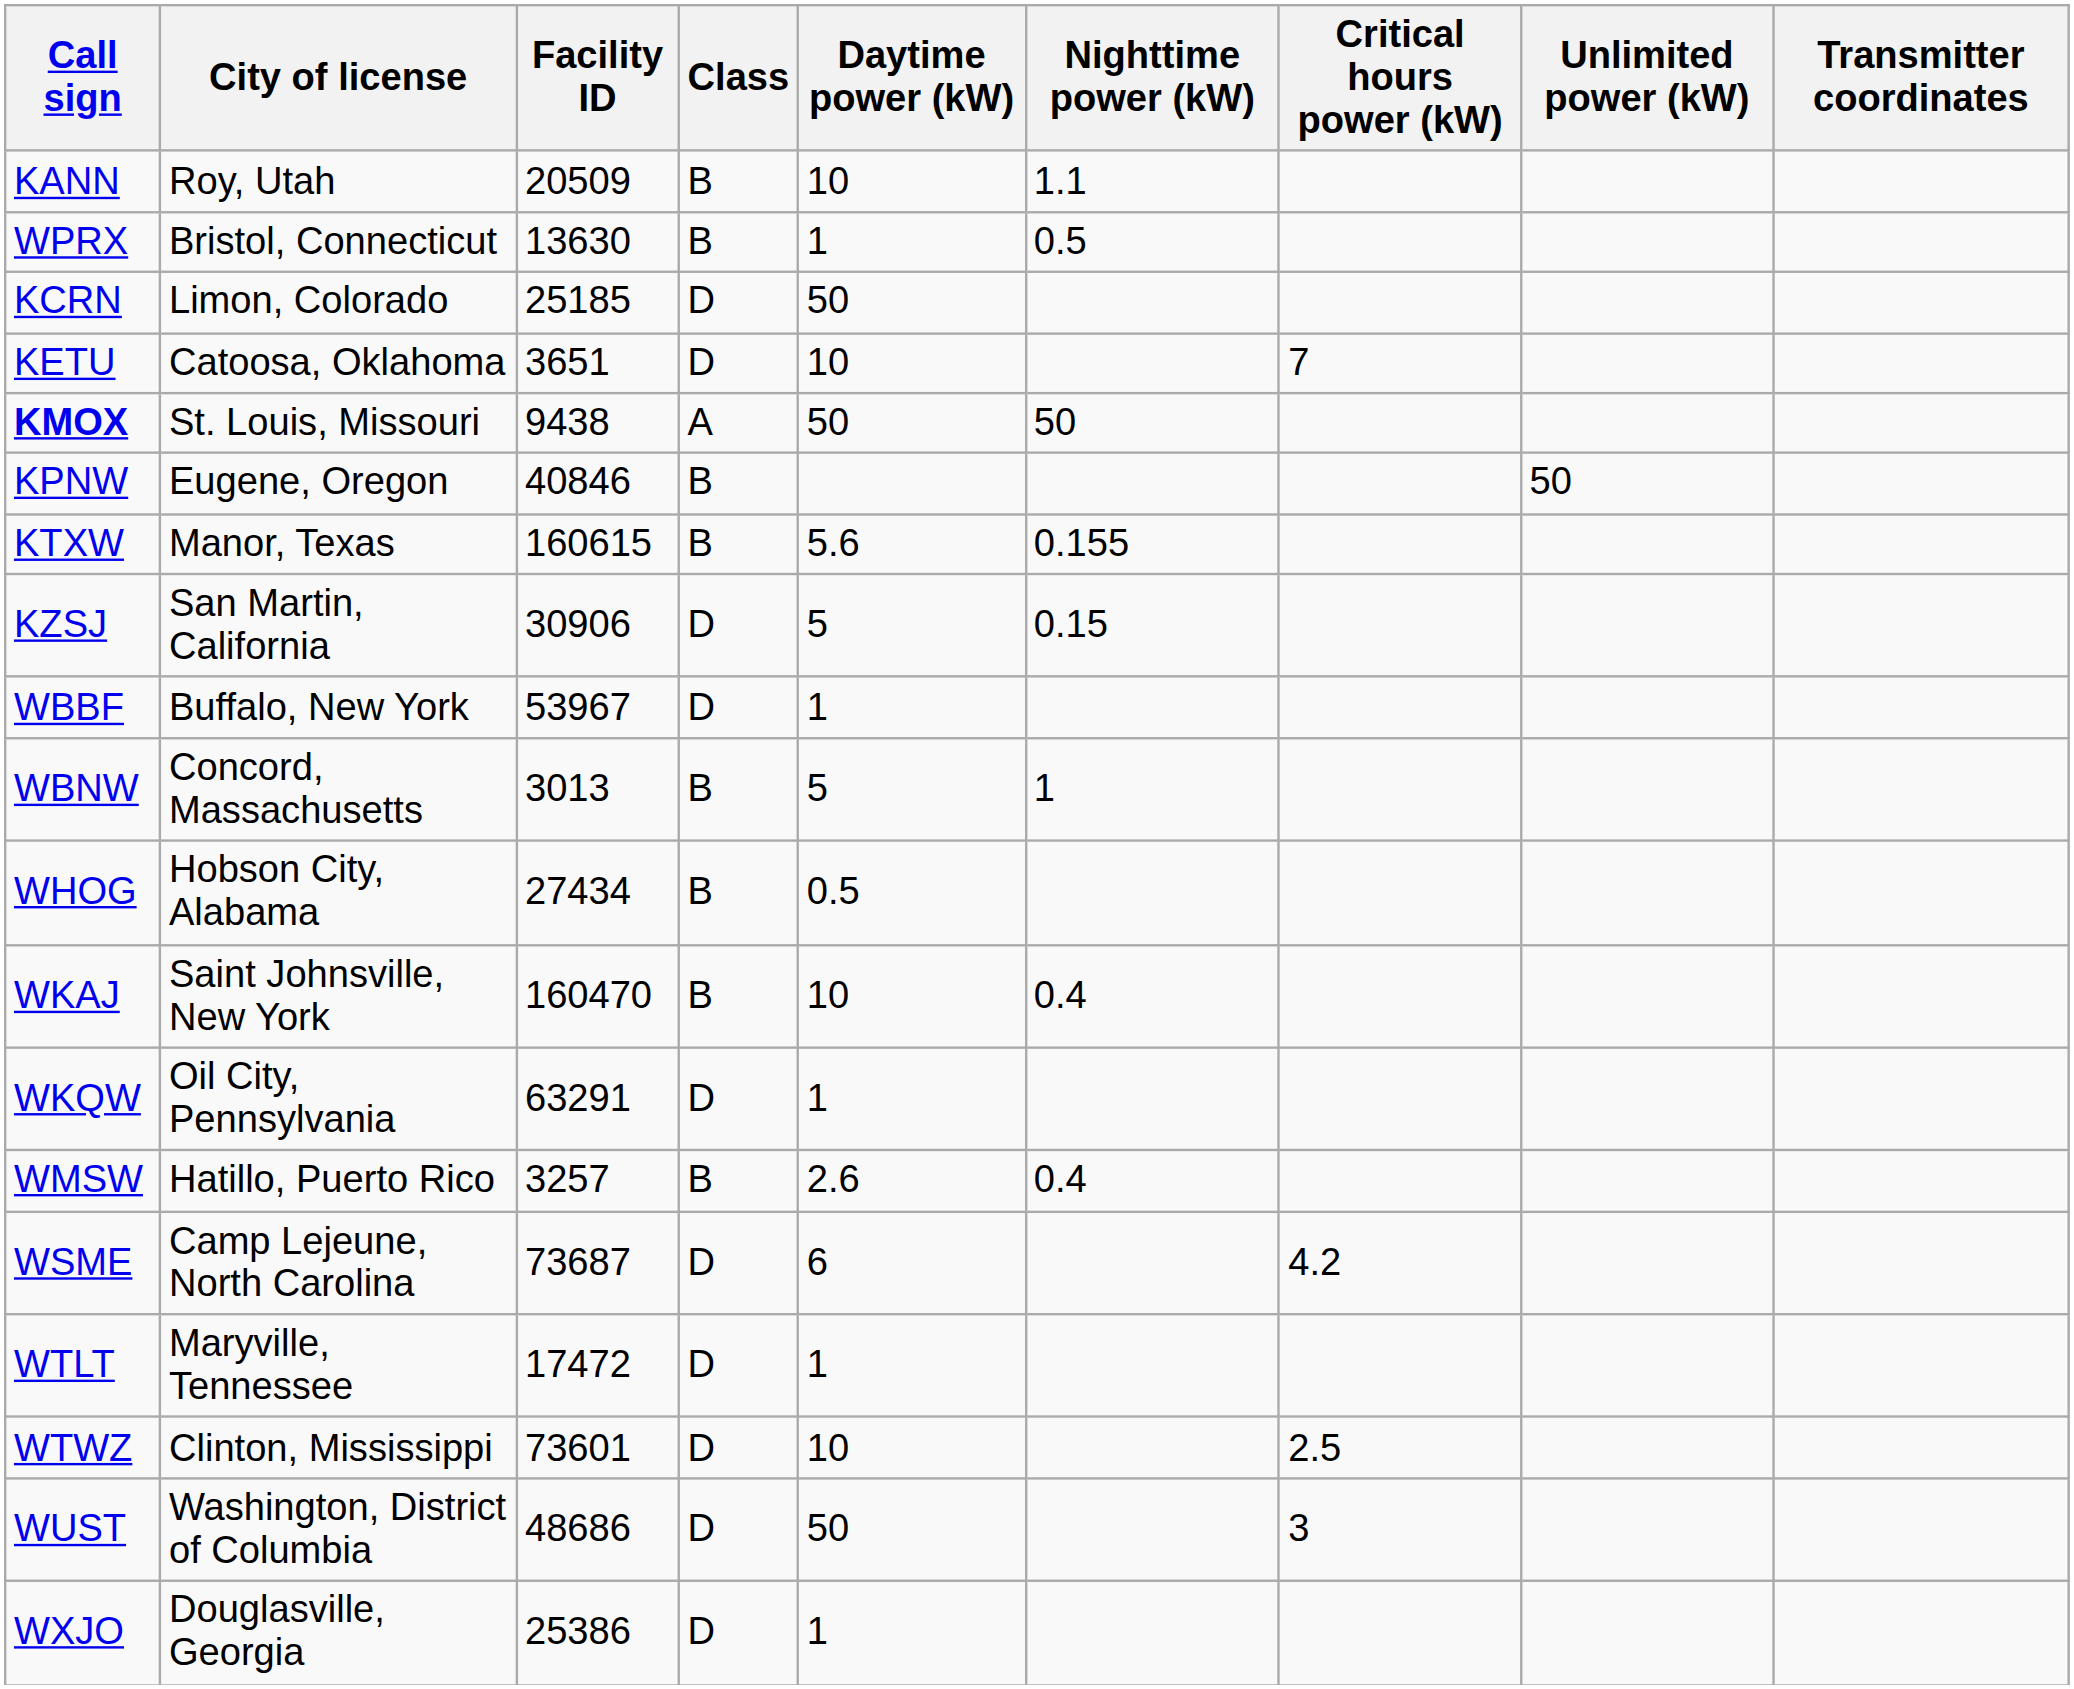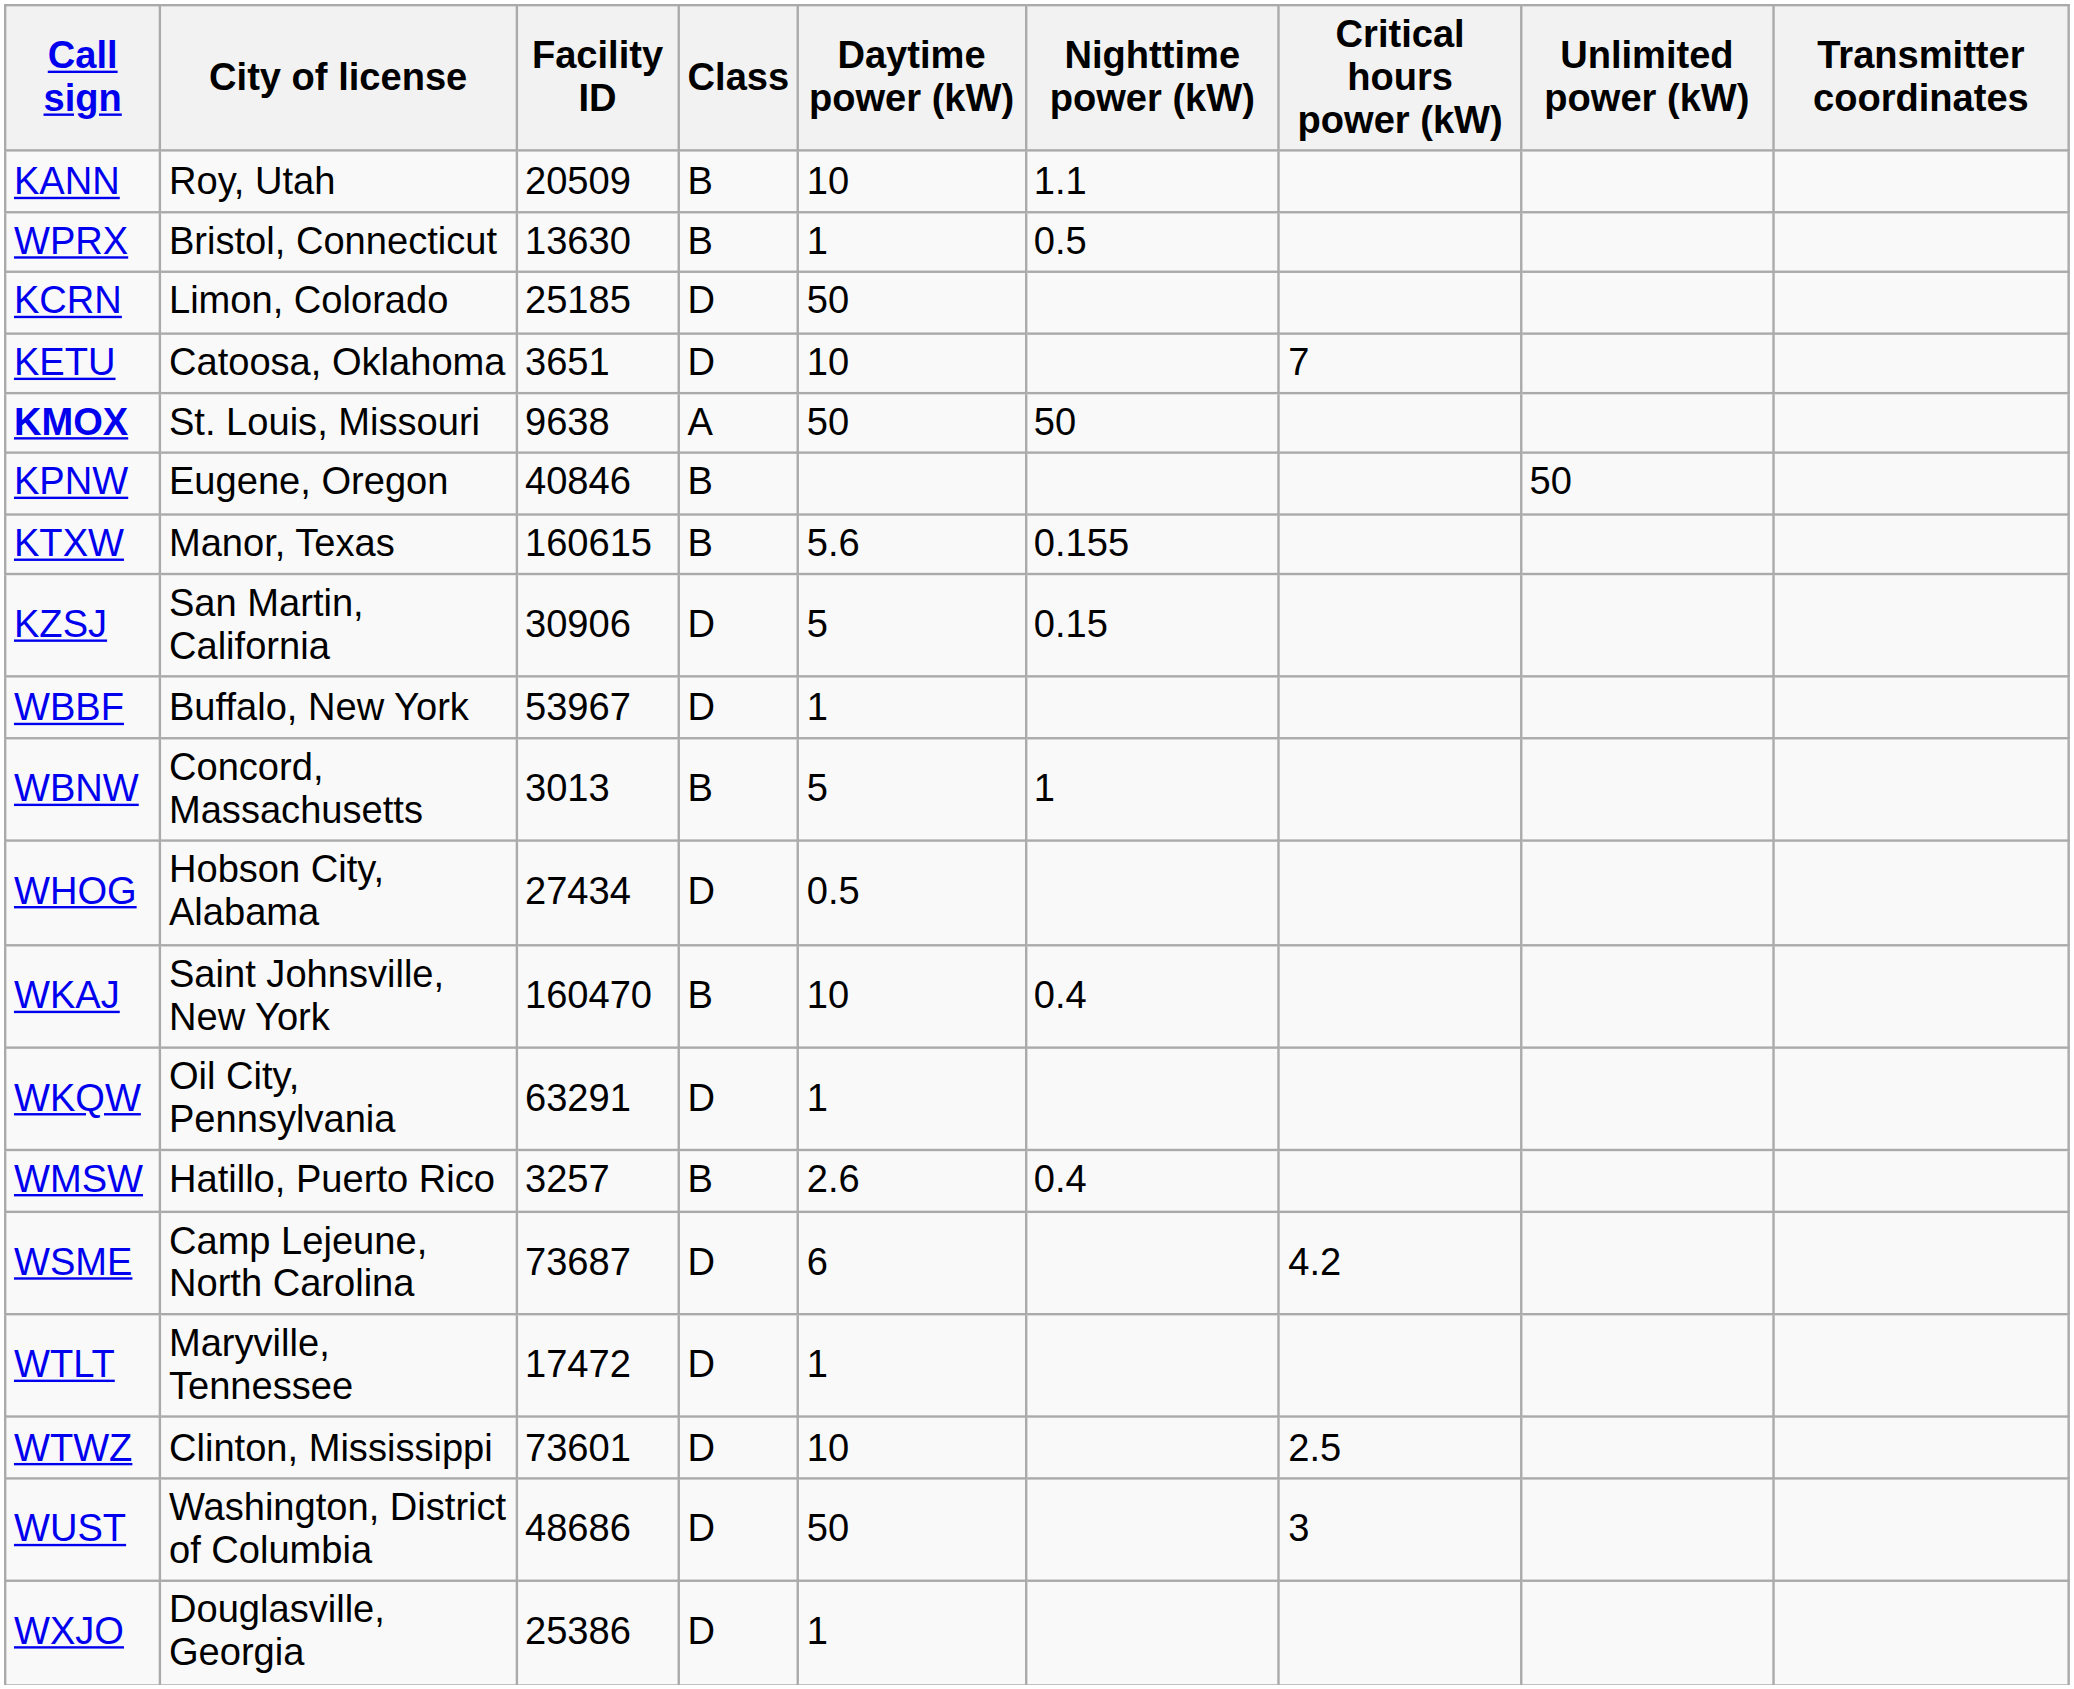(567, 422) 9438 -> (567, 422) 9638
(700, 891) B -> (701, 891) D
